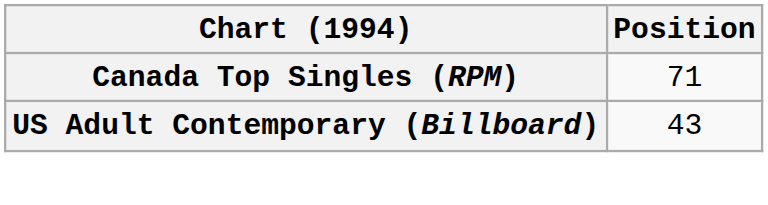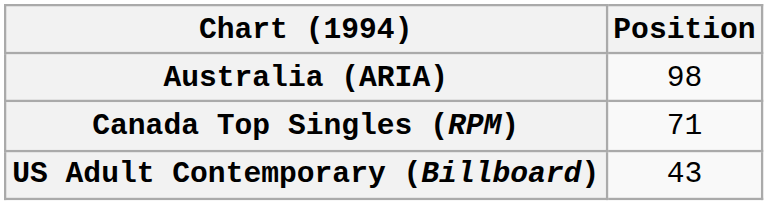+ row: (306, 78)
